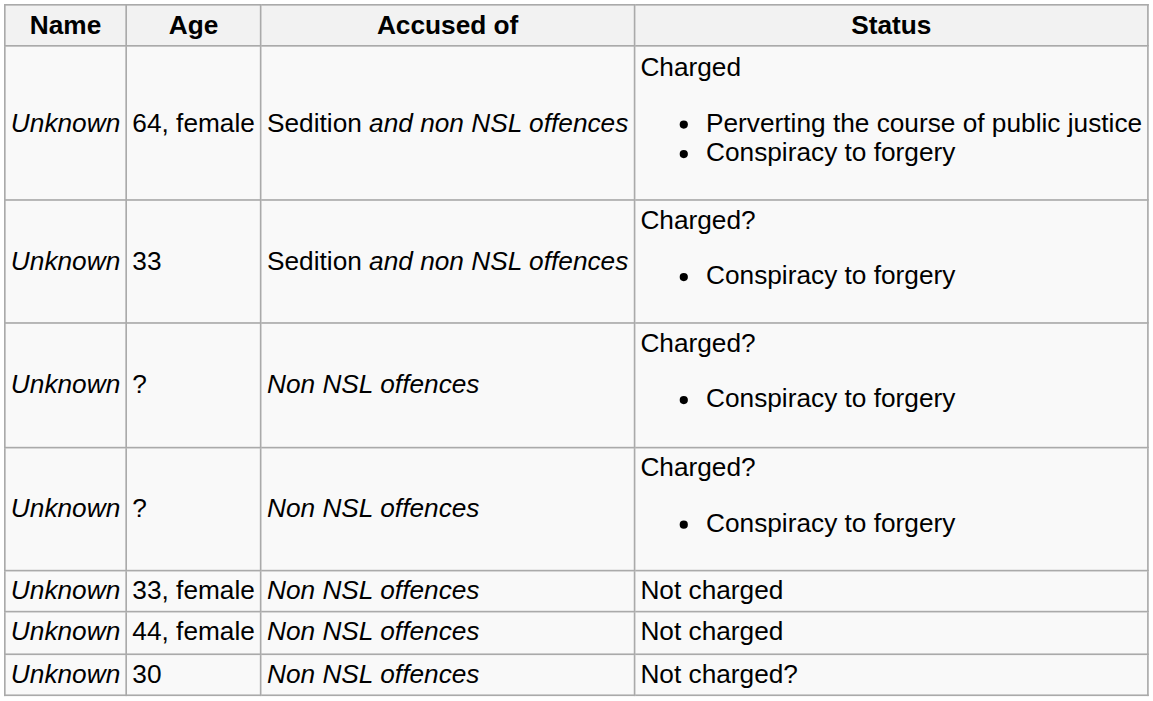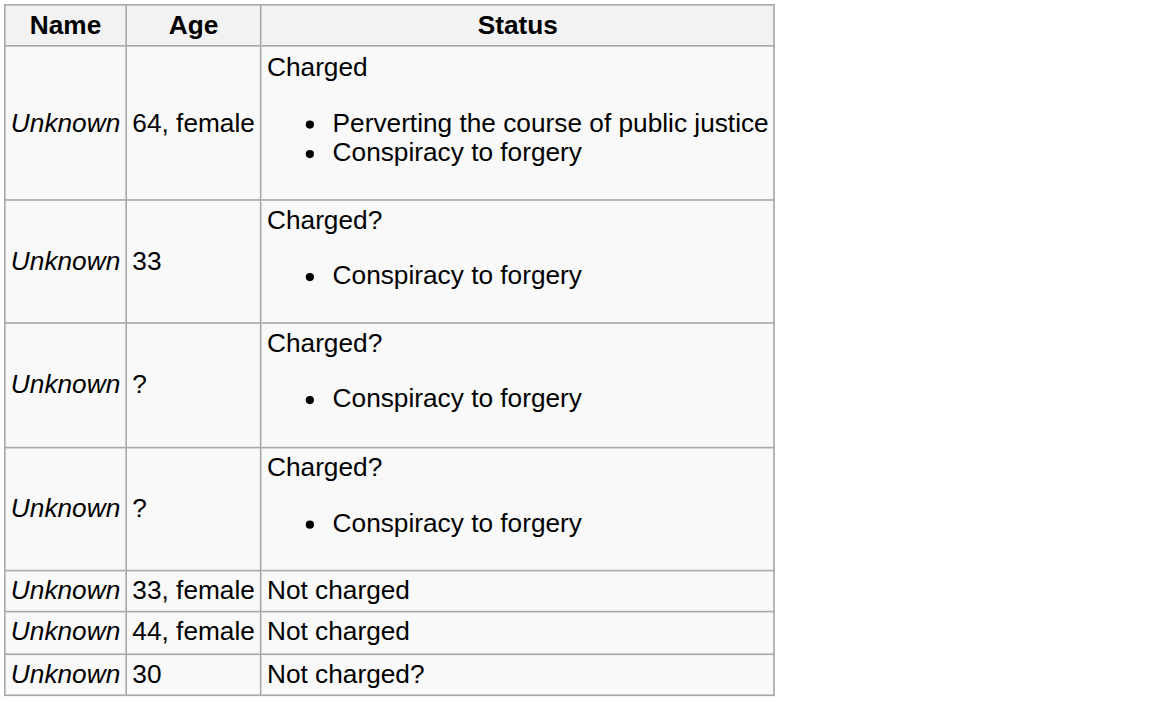- column: (448, 25)
